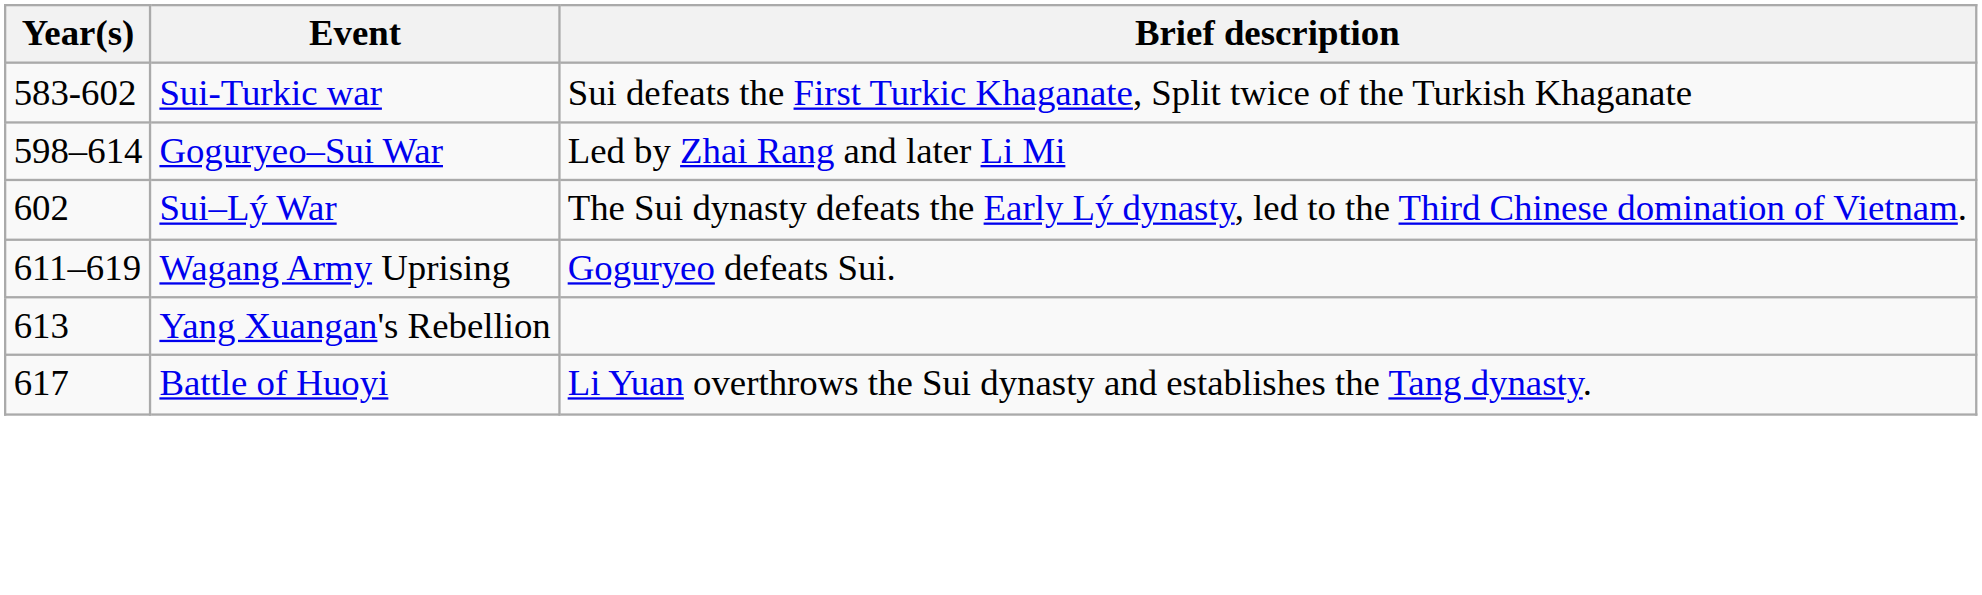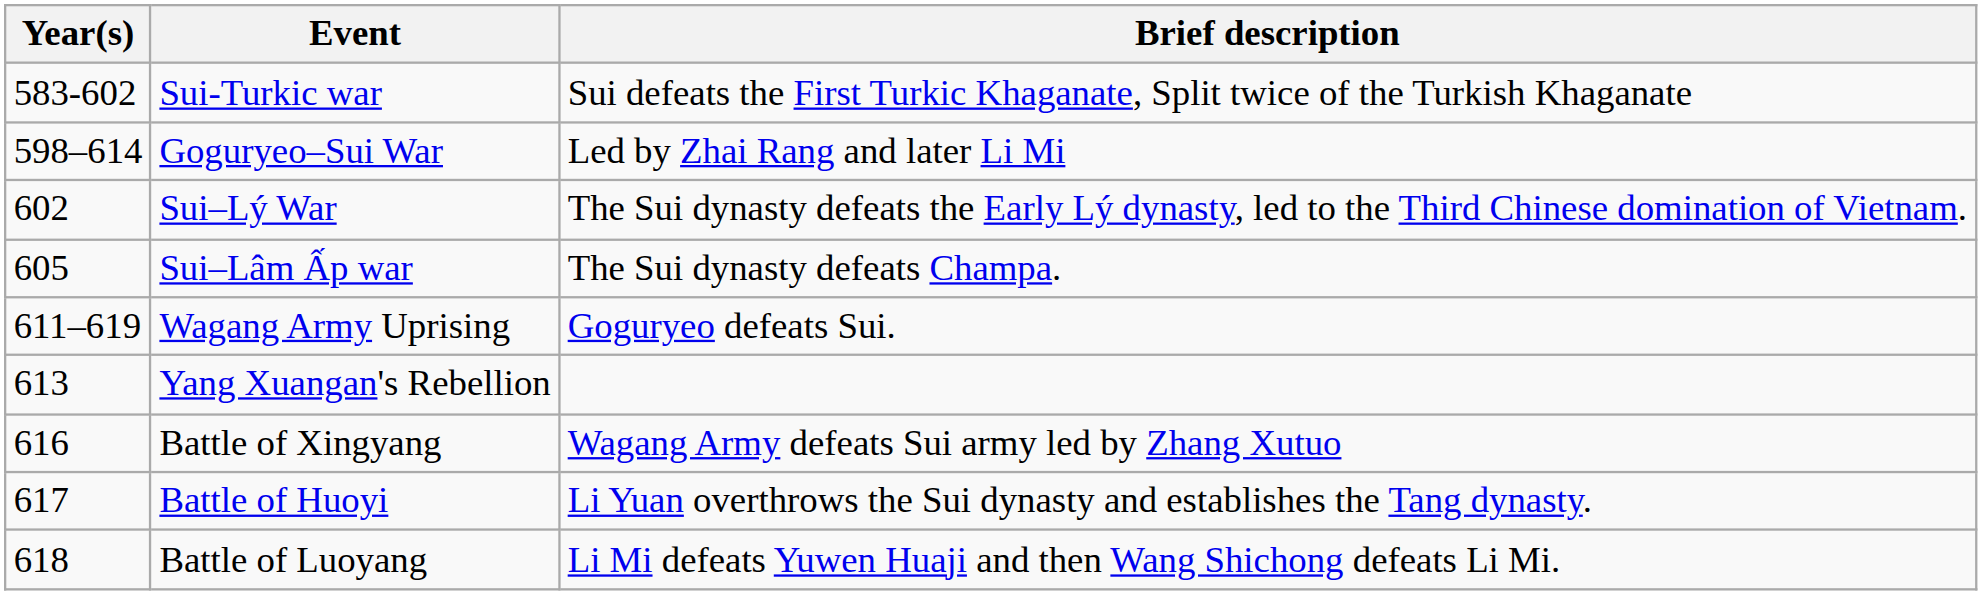+ row: (286, 267)
+ row: (300, 442)
+ row: (293, 558)
